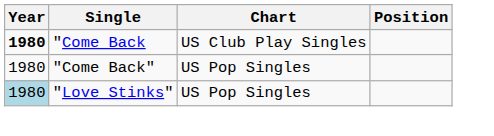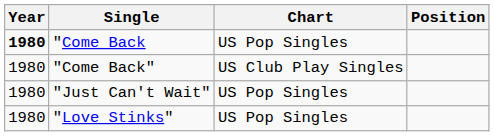(274, 42) US Club Play Singles -> (283, 42) US Pop Singles
(246, 68) US Pop Singles -> (311, 68) US Club Play Singles
+ row: (132, 93)
(27, 93) lightblue background -> (27, 118) no background
